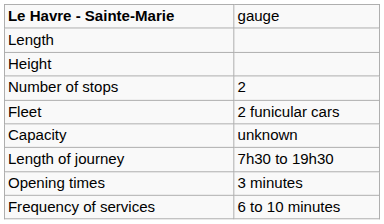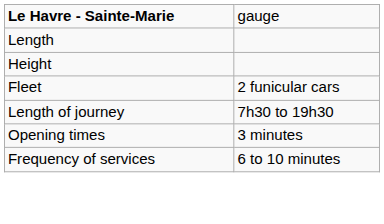- row: (63, 87)
- row: (37, 135)
